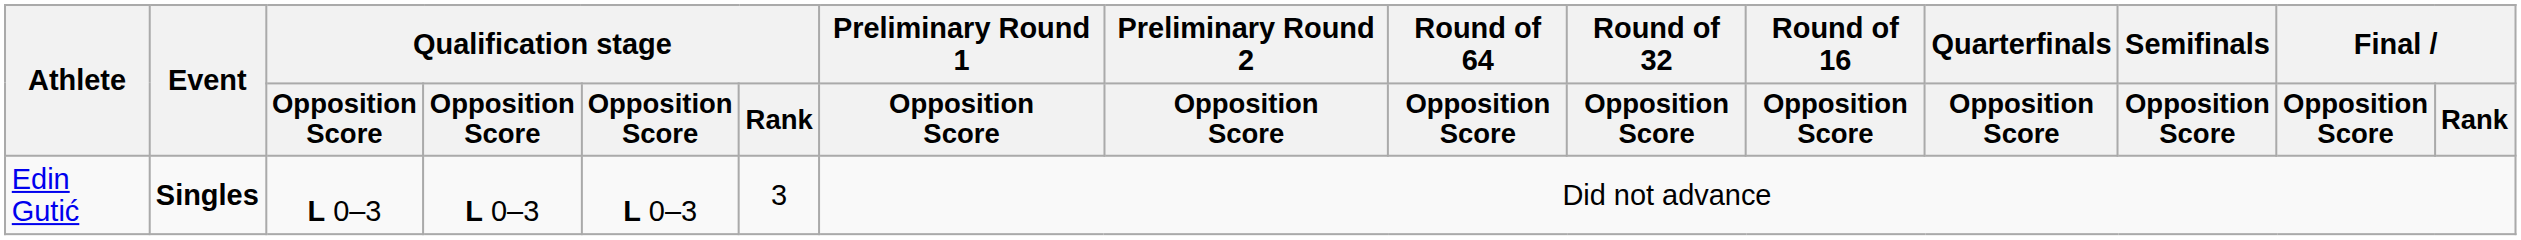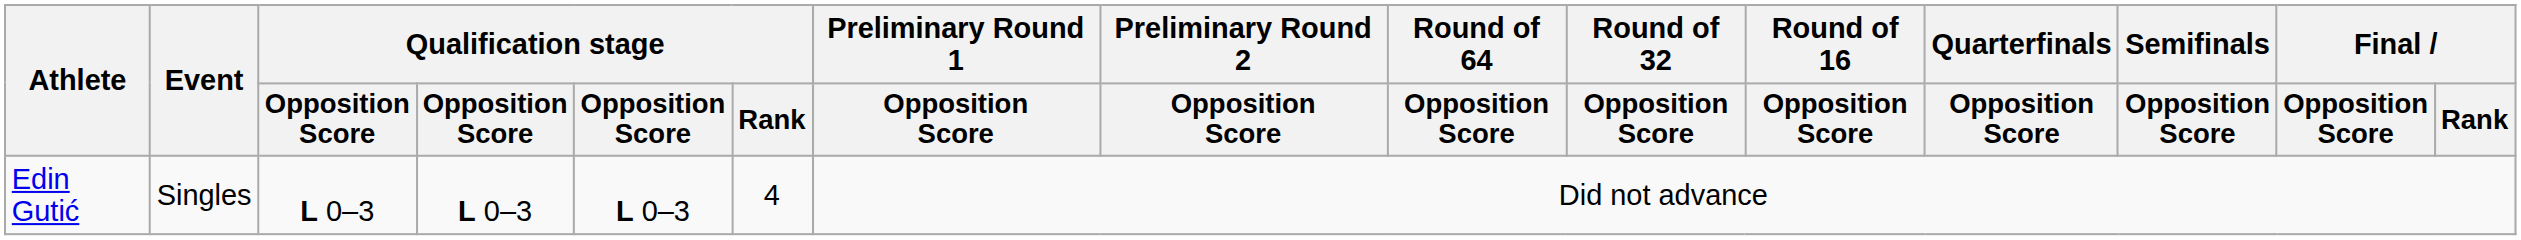(207, 196) bold -> (204, 196) normal
(779, 196) 3 -> (772, 196) 4
